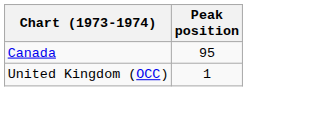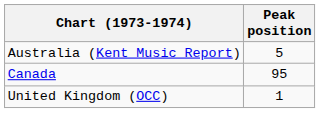+ row: (124, 53)
